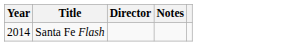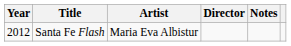+ column: (154, 13)
(19, 31) 2014 -> (19, 31) 2012
